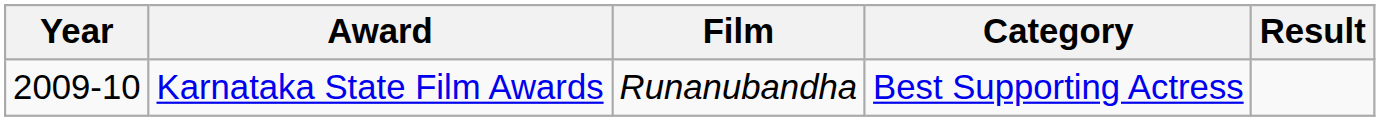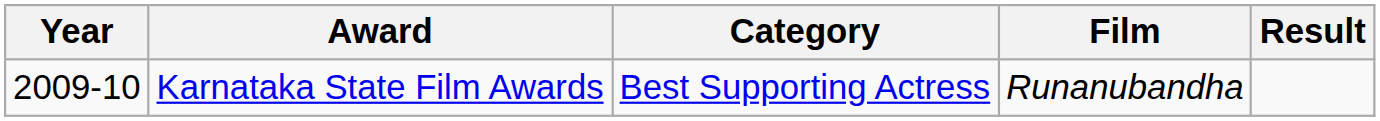columns swapped: (738, 32) <-> (1058, 32)
